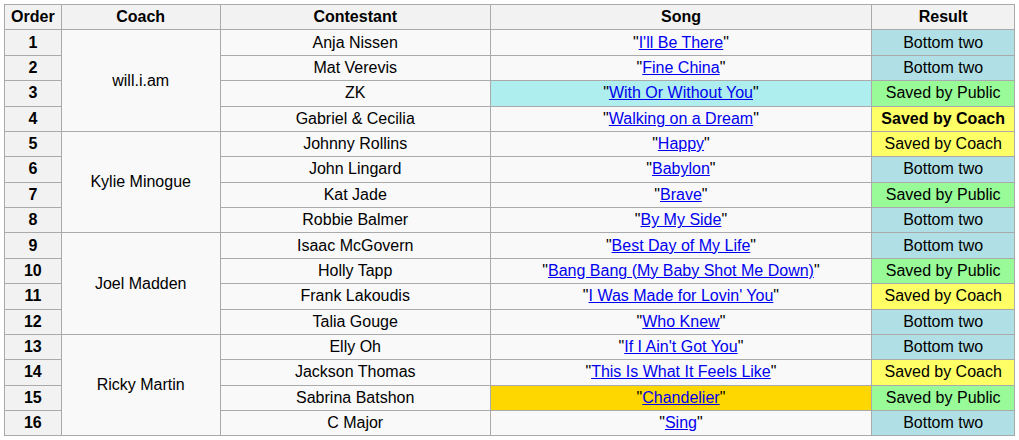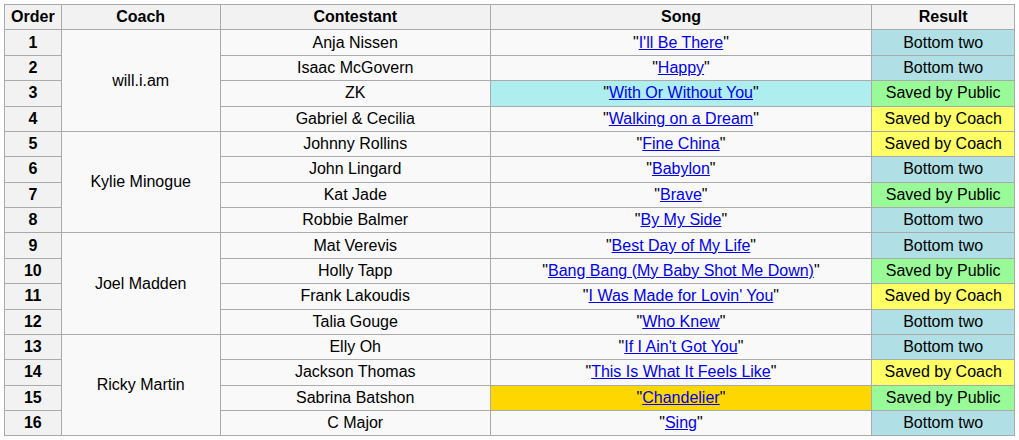(355, 67) Mat Verevis -> (355, 67) Isaac McGovern
(681, 67) "Fine China" -> (681, 67) "Happy"
(943, 118) bold -> (943, 118) normal
(681, 144) "Happy" -> (681, 144) "Fine China"
(355, 245) Isaac McGovern -> (355, 245) Mat Verevis
